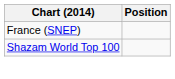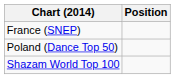+ row: (62, 47)
